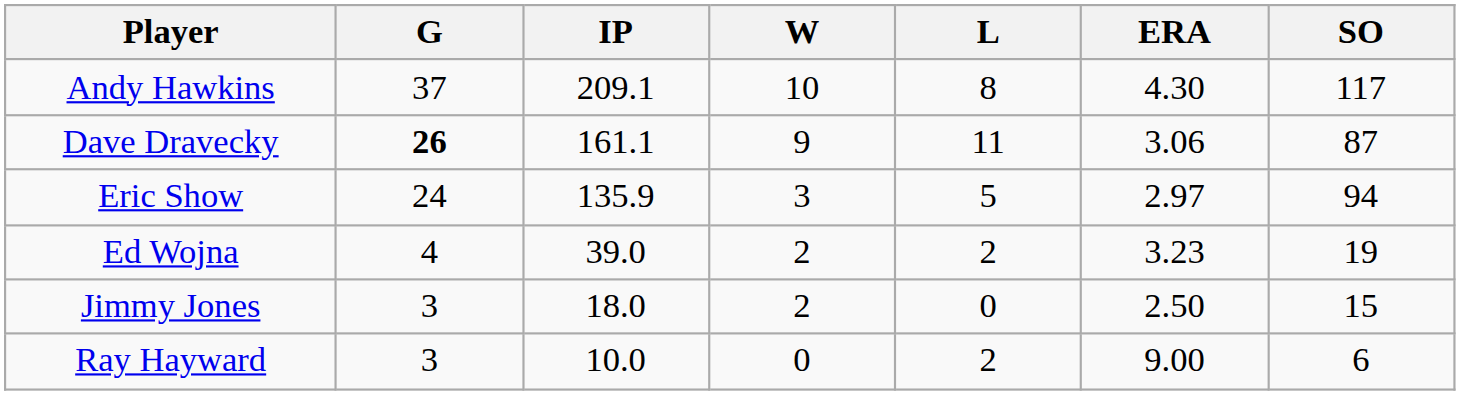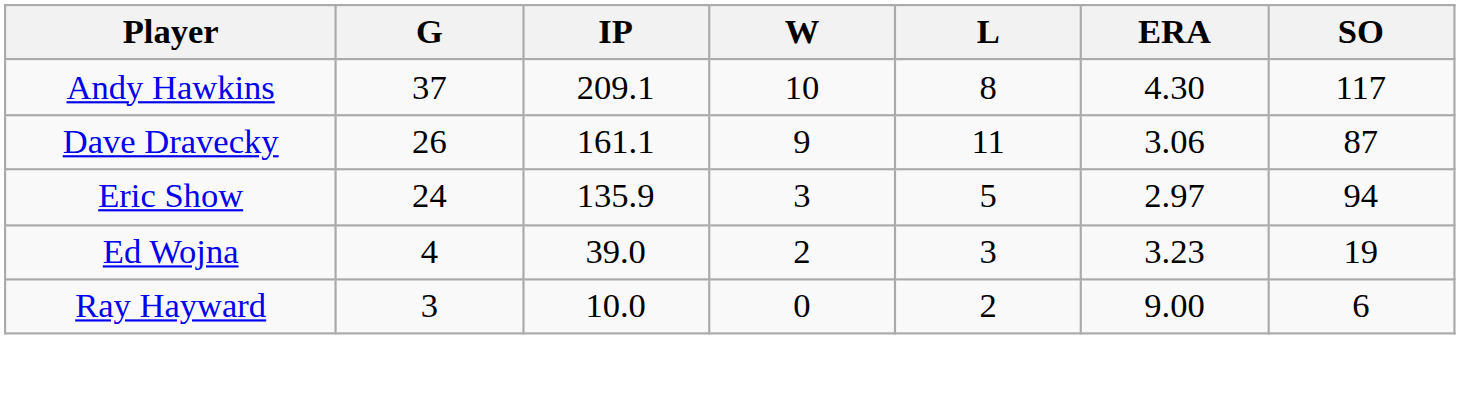(429, 141) bold -> (429, 141) normal
(988, 251) 2 -> (988, 251) 3
- row: (171, 305)
